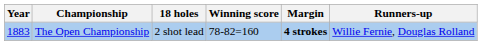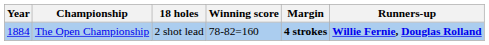(18, 31) 1883 -> (18, 31) 1884
(403, 31) normal -> (407, 31) bold
